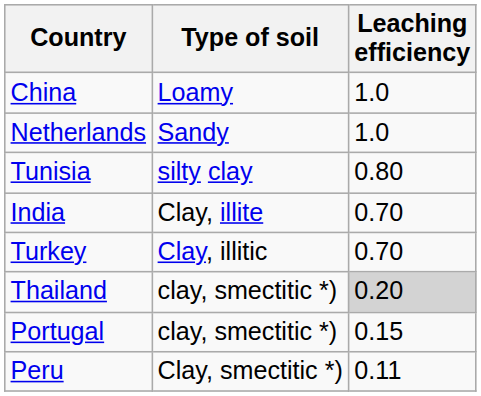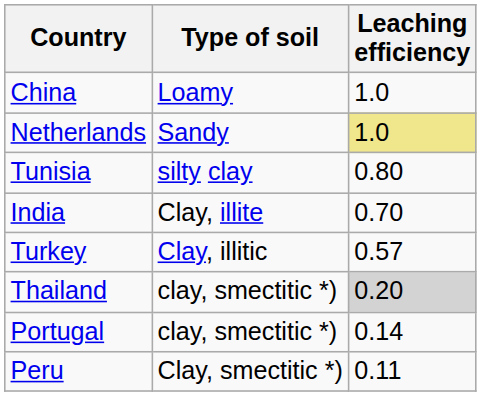(372, 132) no background -> (372, 132) khaki background
(379, 251) 0.70 -> (379, 251) 0.57
(379, 331) 0.15 -> (379, 331) 0.14
